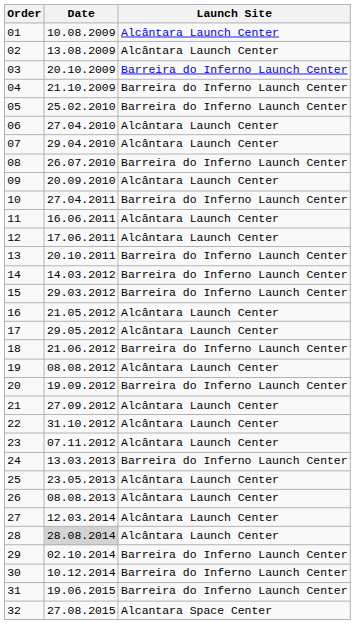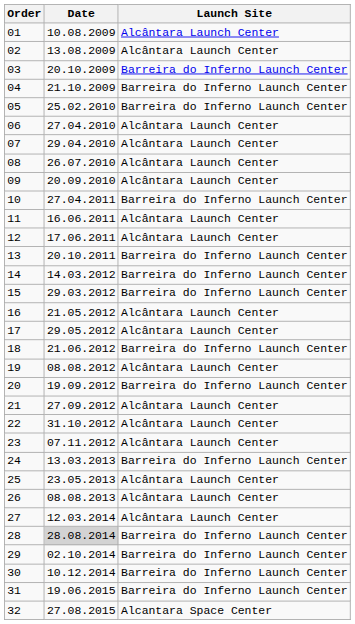(234, 163) Barreira do Inferno Launch Center -> (200, 163) Alcântara Launch Center
(200, 536) Alcântara Launch Center -> (234, 536) Barreira do Inferno Launch Center
